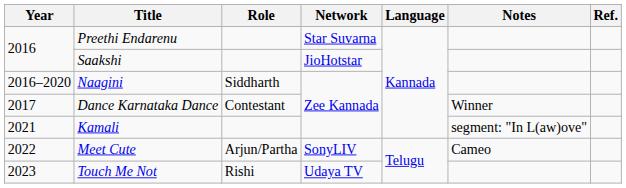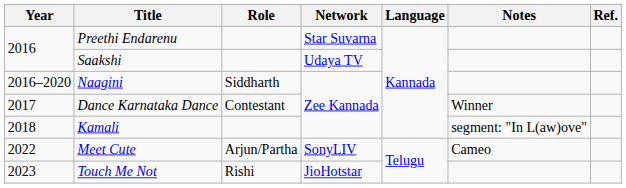(333, 60) JioHotstar -> (333, 60) Udaya TV
(22, 127) 2021 -> (22, 127) 2018
(333, 171) Udaya TV -> (333, 171) JioHotstar
